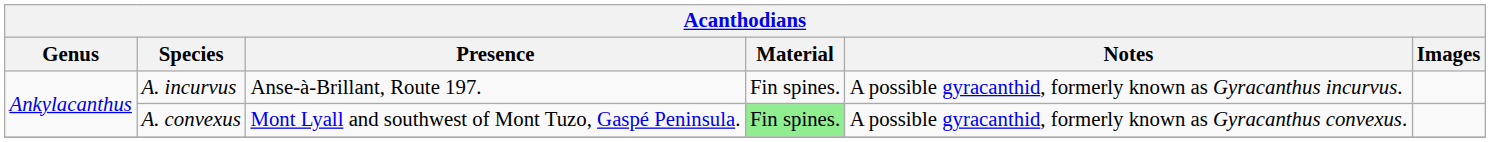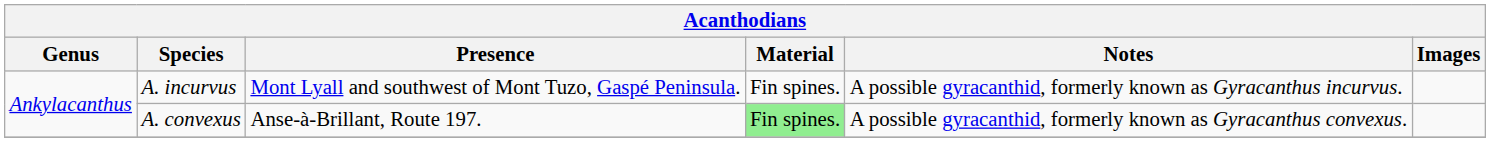(366, 86) Anse-à-Brillant, Route 197. -> (495, 86) Mont Lyall and southwest of Mont Tuzo, Gaspé Peninsula.
(495, 119) Mont Lyall and southwest of Mont Tuzo, Gaspé Peninsula. -> (366, 119) Anse-à-Brillant, Route 197.
